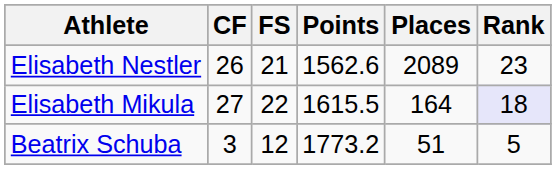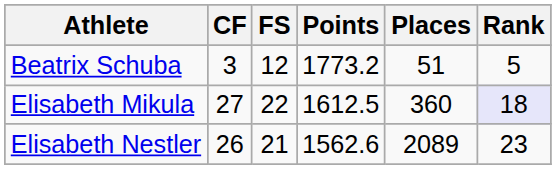rows swapped: (106, 65) <-> (96, 145)
(341, 105) 1615.5 -> (341, 105) 1612.5
(431, 105) 164 -> (431, 105) 360
